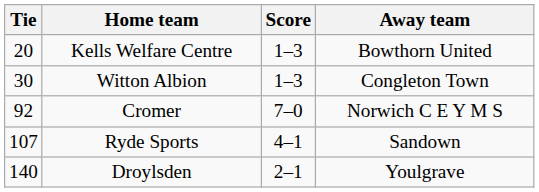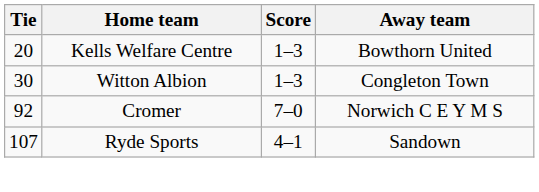- row: (152, 171)
